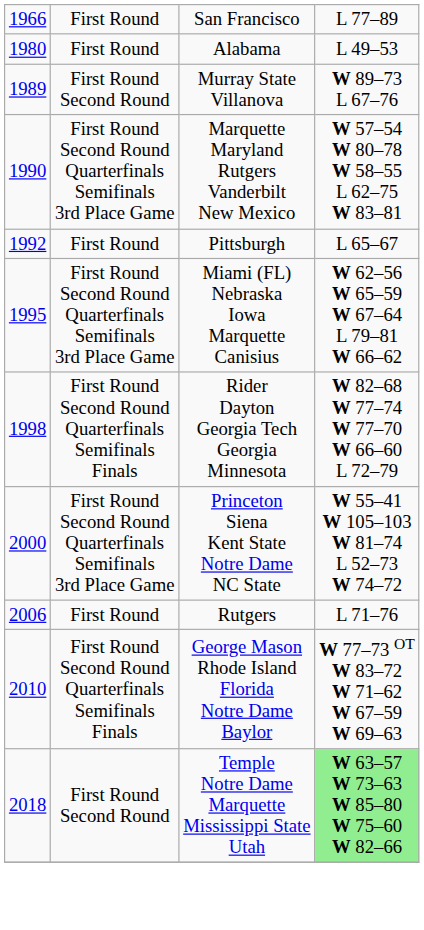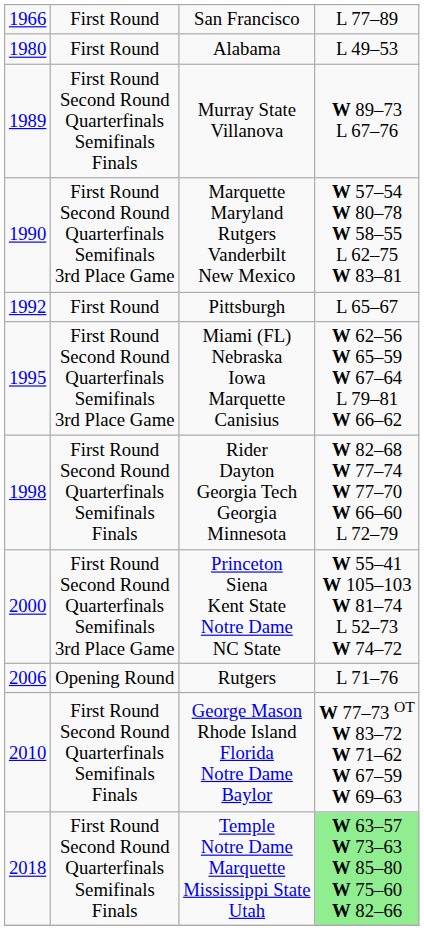(115, 89) First Round Second Round -> (115, 120) First Round Second Round Quarterfinals Semifinals Finals
(115, 614) First Round -> (115, 678) Opening Round
(115, 805) First Round Second Round -> (115, 868) First Round Second Round Quarterfinals Semifinals Finals
